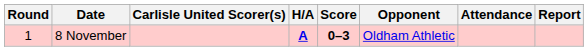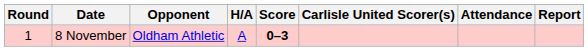columns swapped: (409, 14) <-> (209, 14)
(303, 35) bold -> (242, 35) normal
